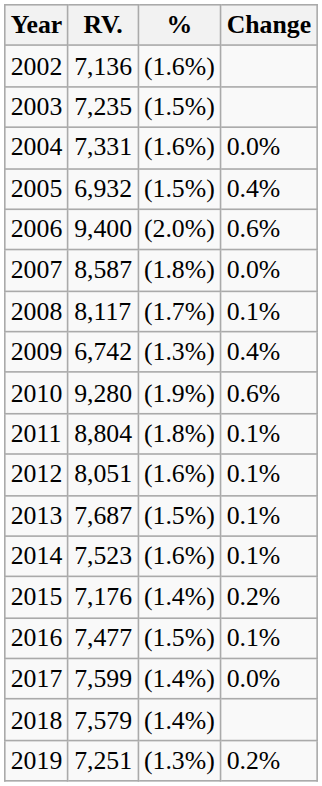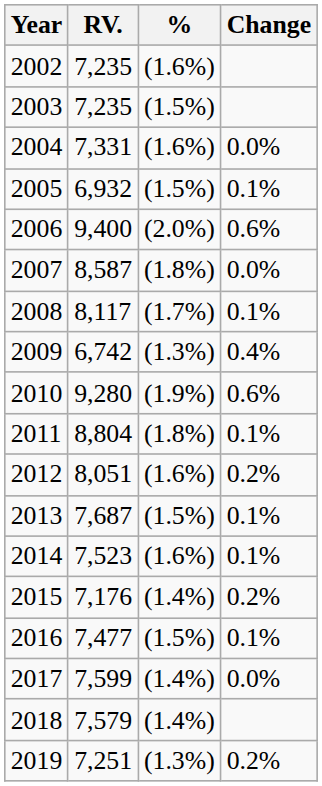(103, 65) 7,136 -> (103, 65) 7,235
(253, 188) 0.4% -> (253, 188) 0.1%
(253, 474) 0.1% -> (253, 474) 0.2%
